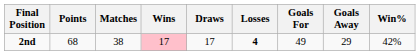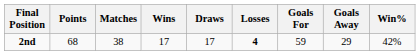(164, 42) pink background -> (164, 42) no background
(301, 42) 49 -> (301, 42) 59
